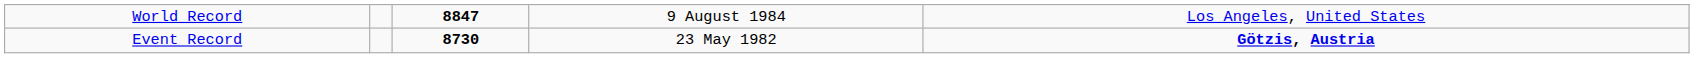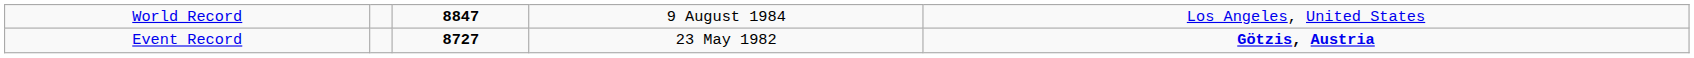(461, 40) 8730 -> (461, 40) 8727
